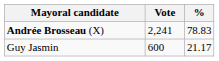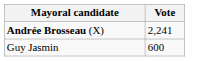- column: (199, 13)
